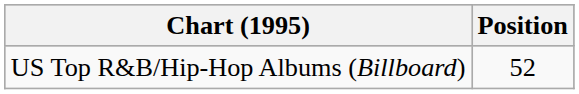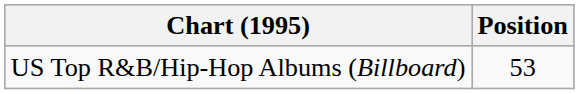(523, 66) 52 -> (523, 66) 53
